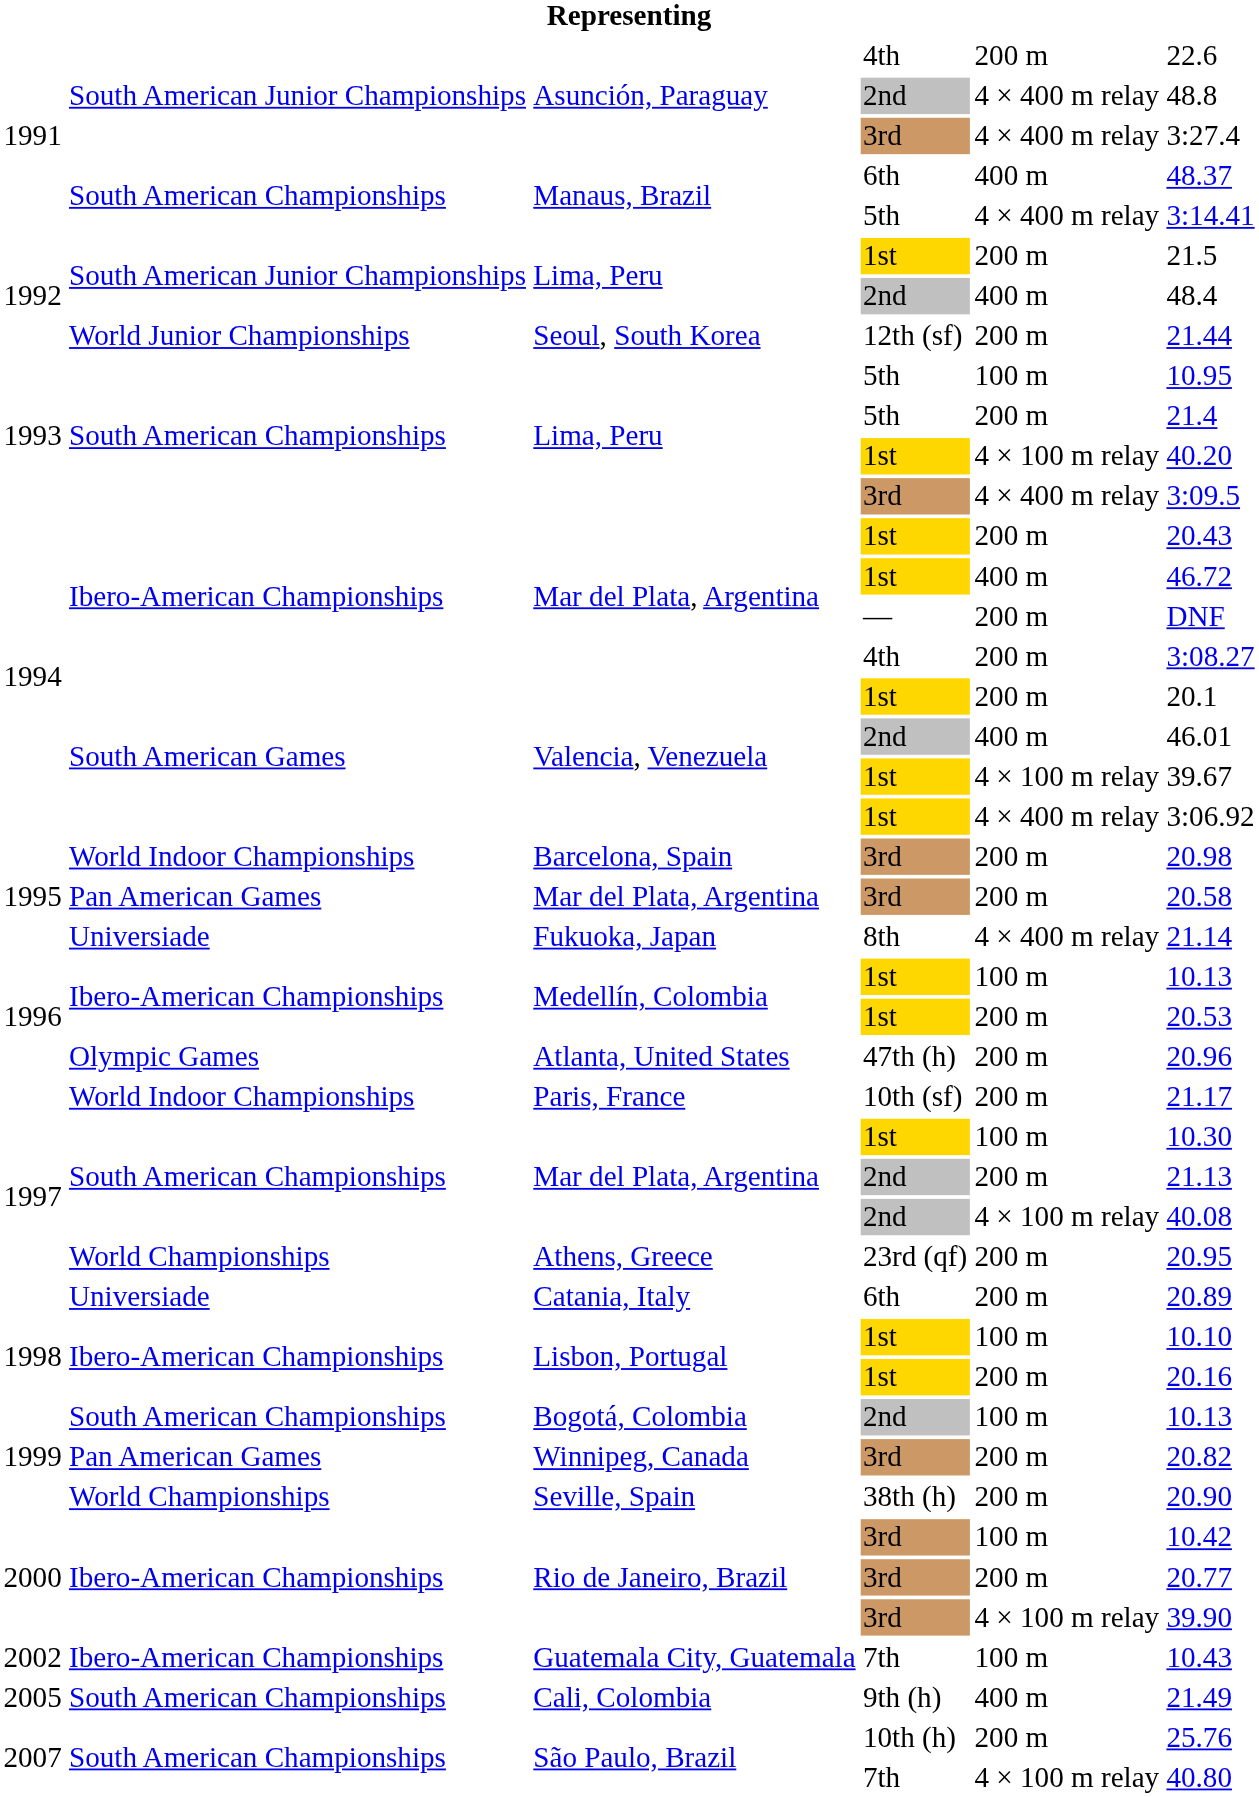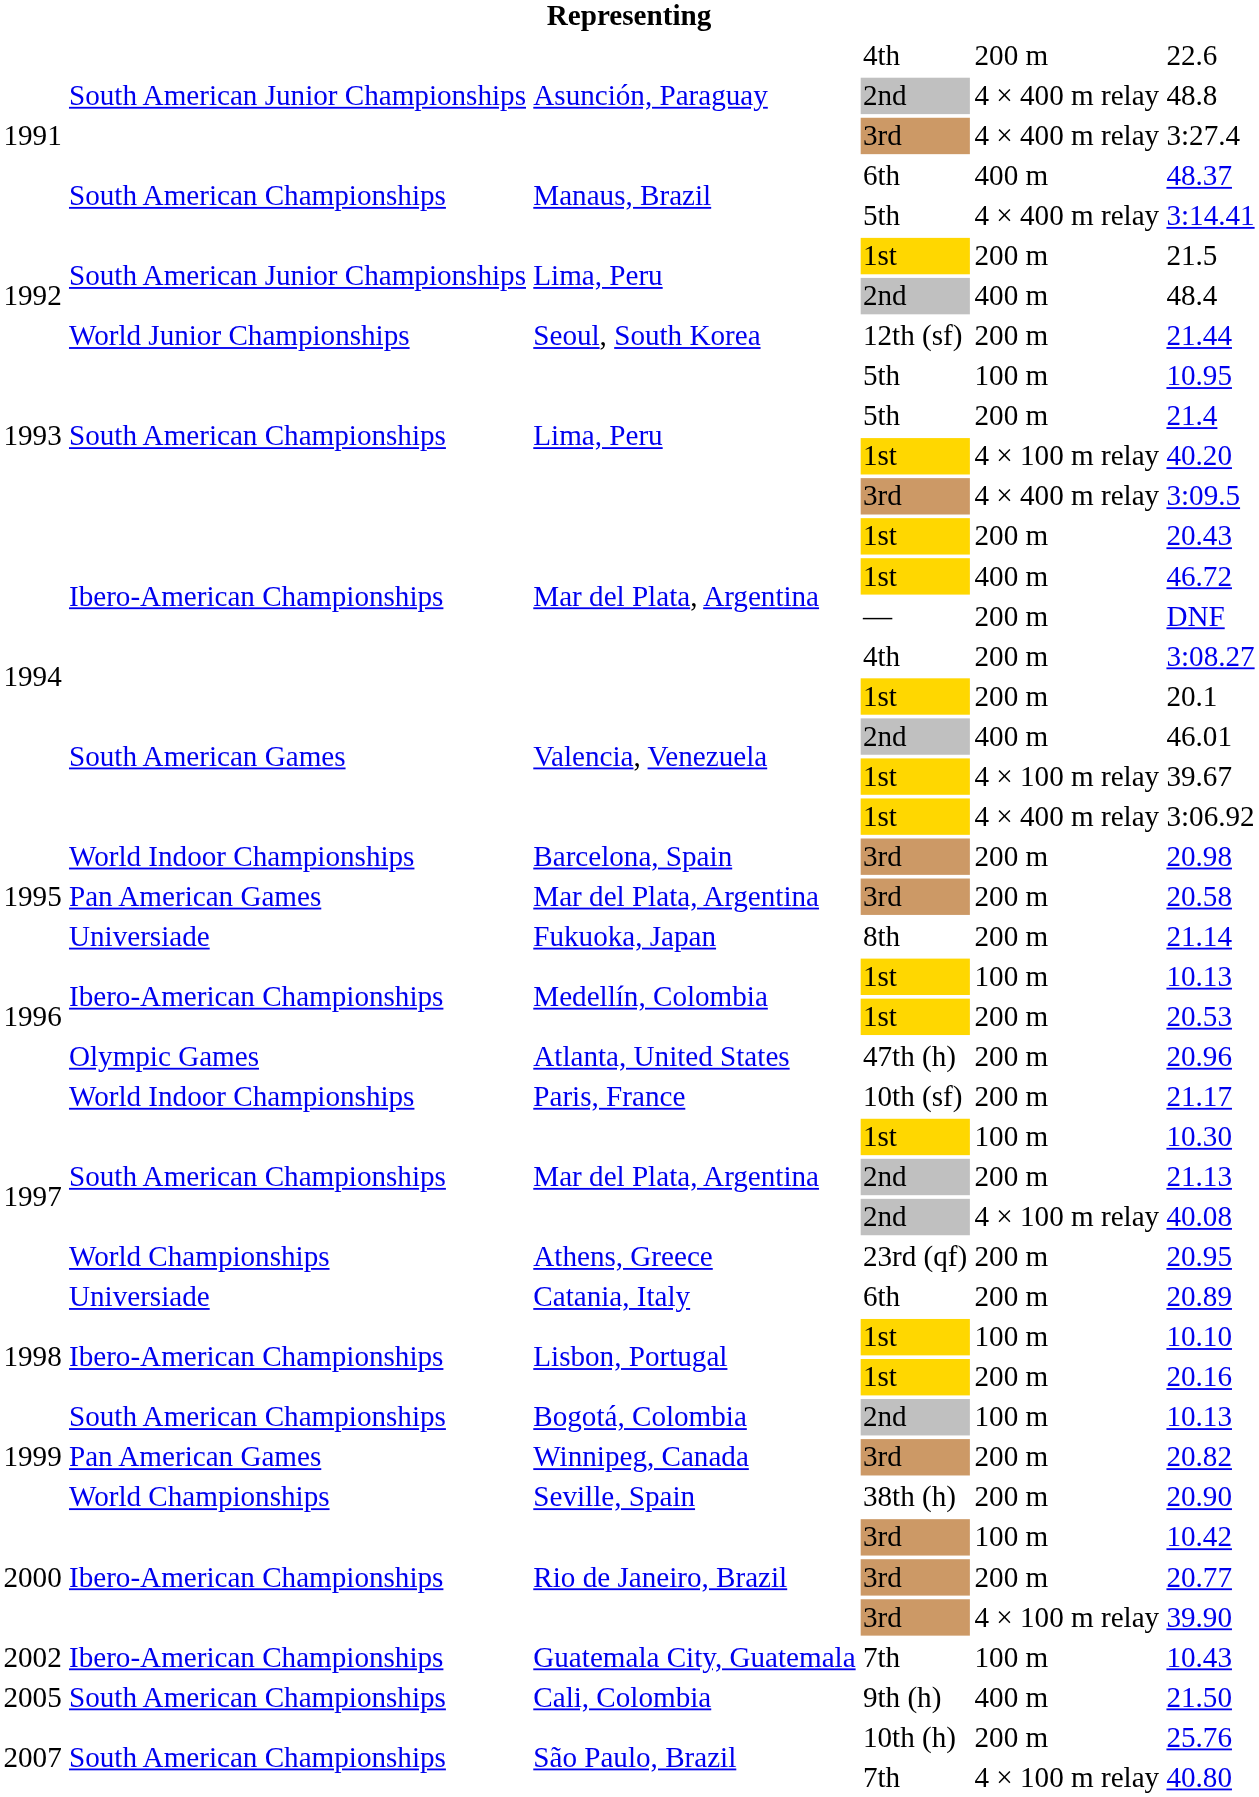(1067, 936) 4 × 400 m relay -> (1011, 936) 200 m
(1199, 1697) 21.49 -> (1199, 1697) 21.50
